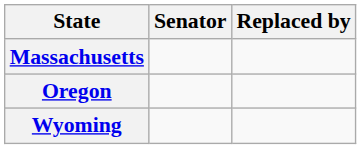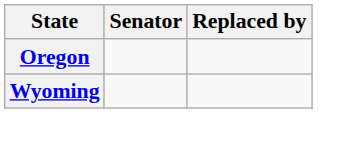- row: (77, 56)
